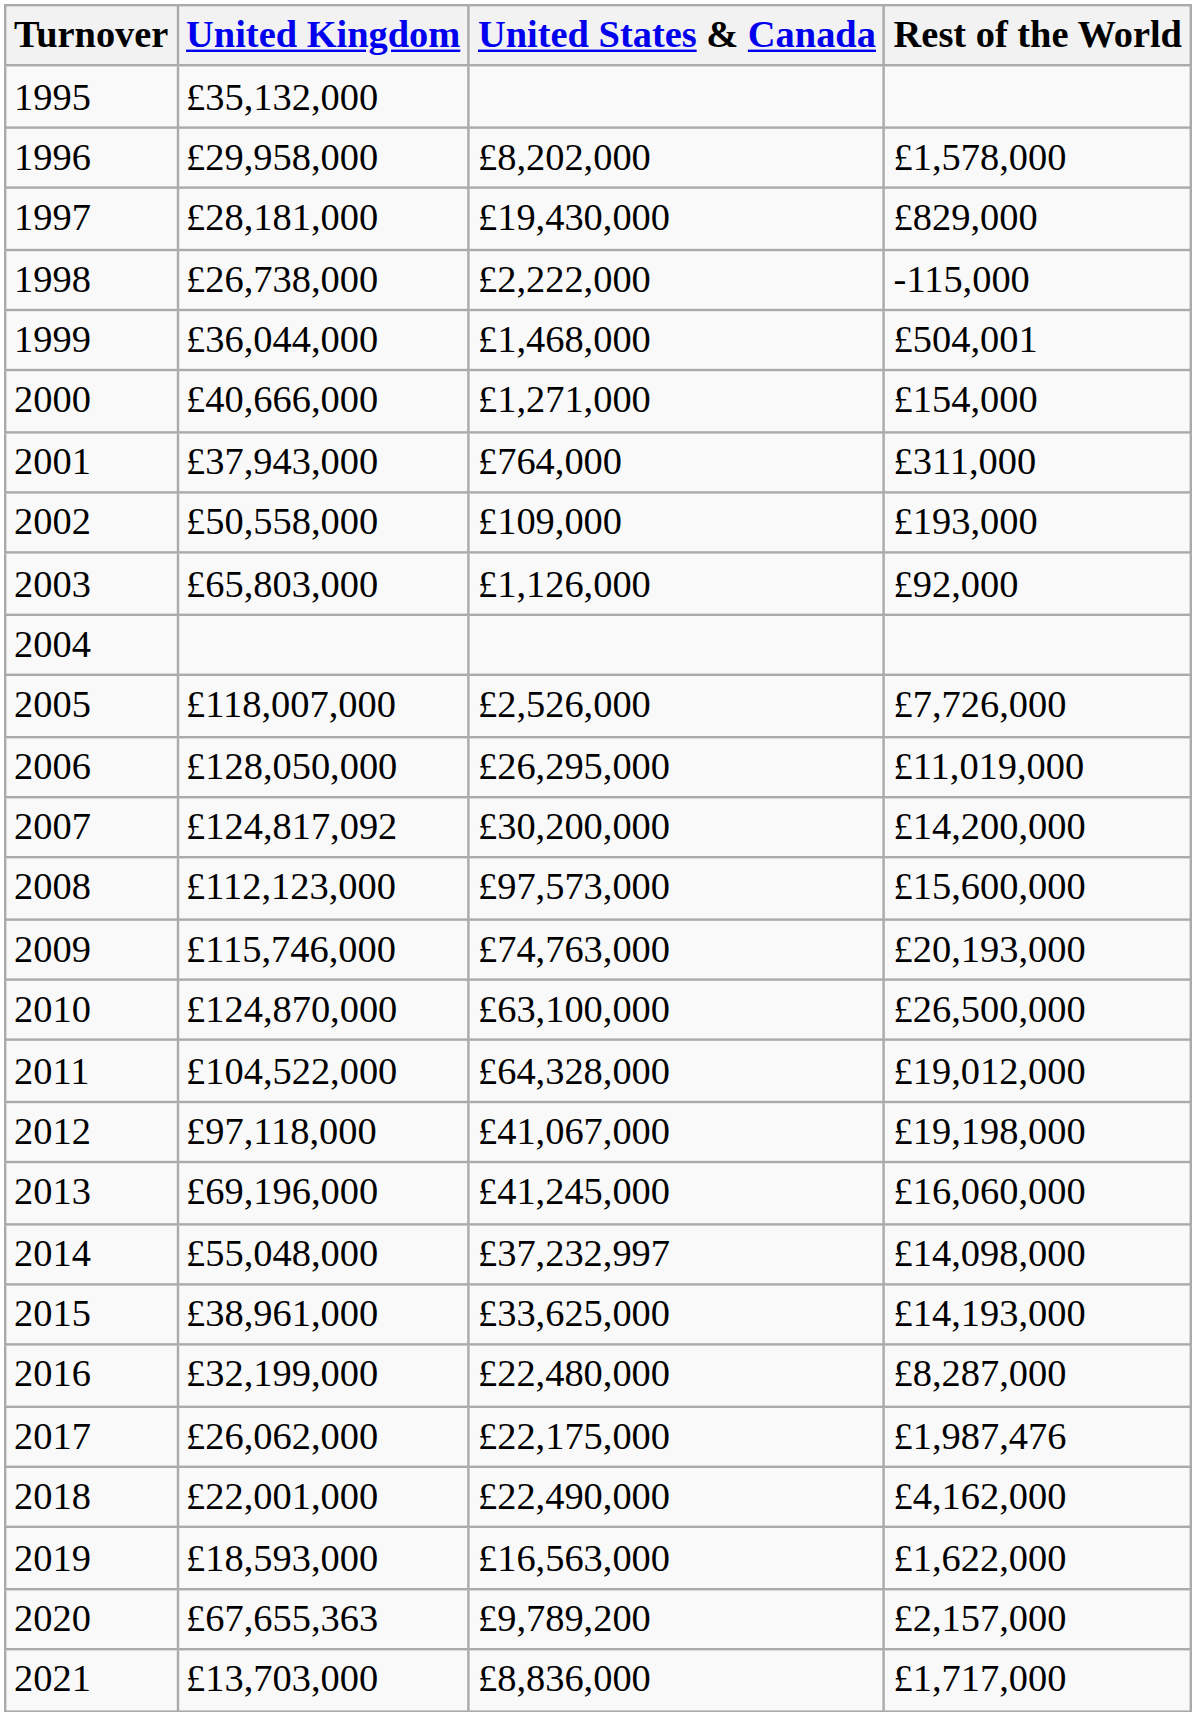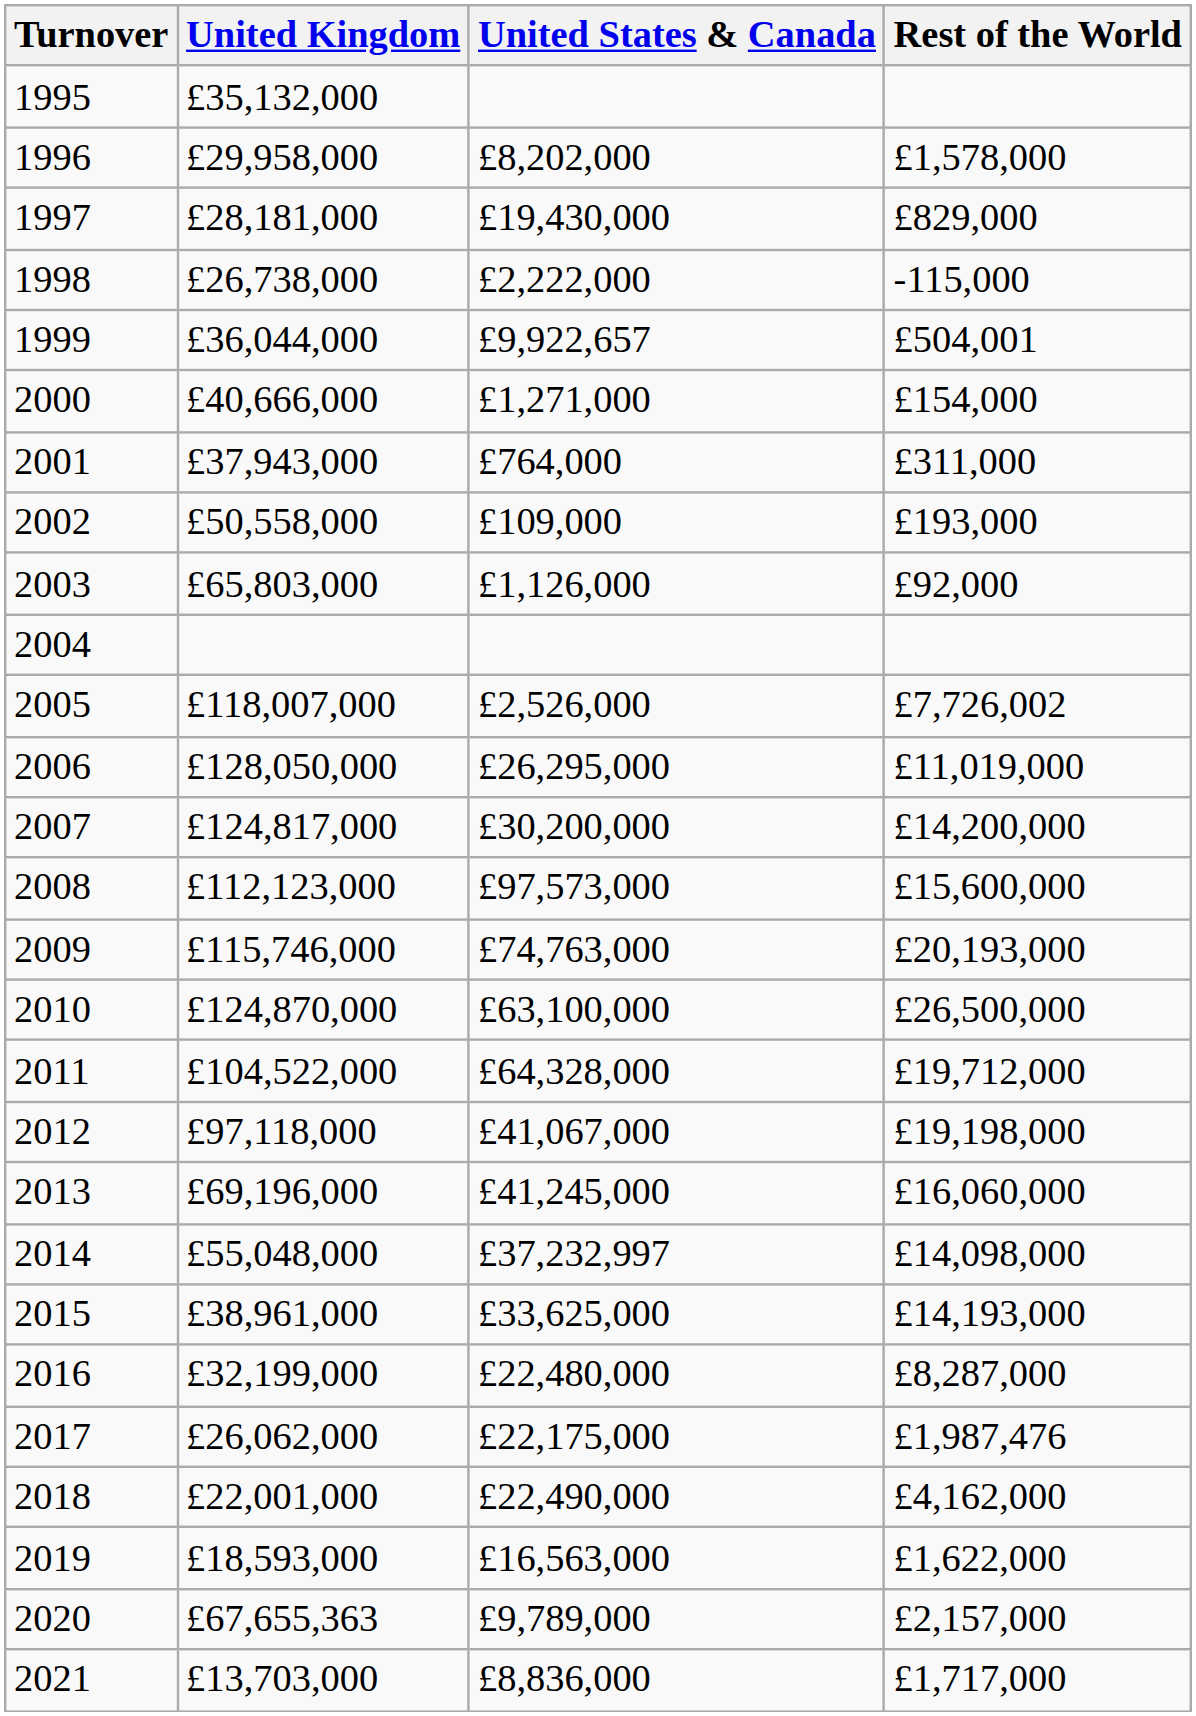(564, 339) £1,468,000 -> (564, 339) £9,922,657
(980, 704) £7,726,000 -> (980, 704) £7,726,002
(292, 826) £124,817,092 -> (292, 826) £124,817,000
(990, 1070) £19,012,000 -> (990, 1070) £19,712,000
(564, 1618) £9,789,200 -> (564, 1618) £9,789,000
